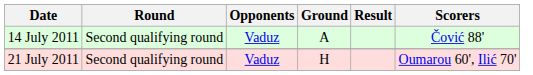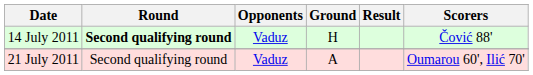(154, 37) normal -> (158, 37) bold
(324, 37) A -> (333, 37) H
(324, 59) H -> (333, 59) A
